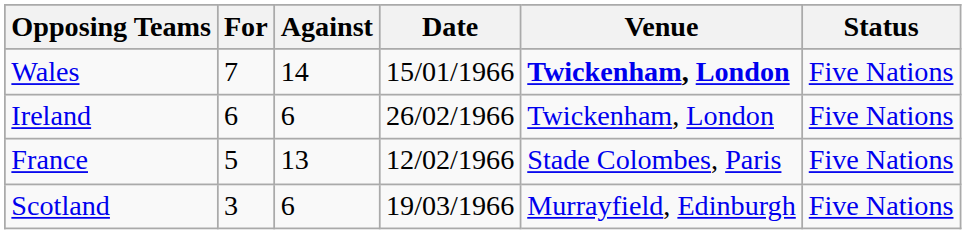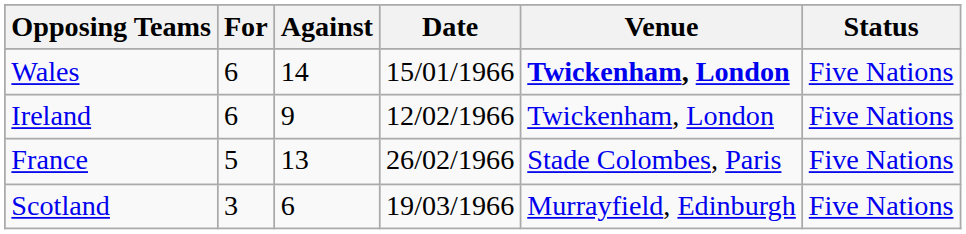(231, 71) 7 -> (231, 71) 6
(288, 116) 6 -> (288, 116) 9
(450, 116) 26/02/1966 -> (450, 116) 12/02/1966
(450, 160) 12/02/1966 -> (450, 160) 26/02/1966
